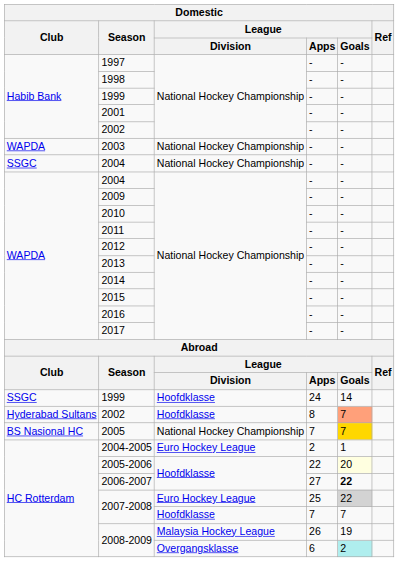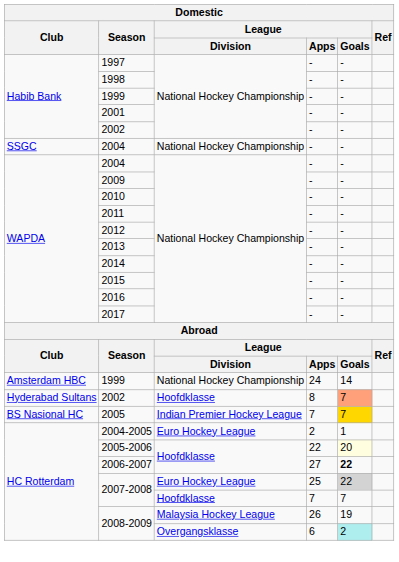- row: (113, 146)
(22, 398) SSGC -> (46, 381) Amsterdam HBC
(186, 398) Hoofdklasse -> (230, 381) National Hockey Championship
(230, 431) National Hockey Championship -> (229, 414) Indian Premier Hockey League
